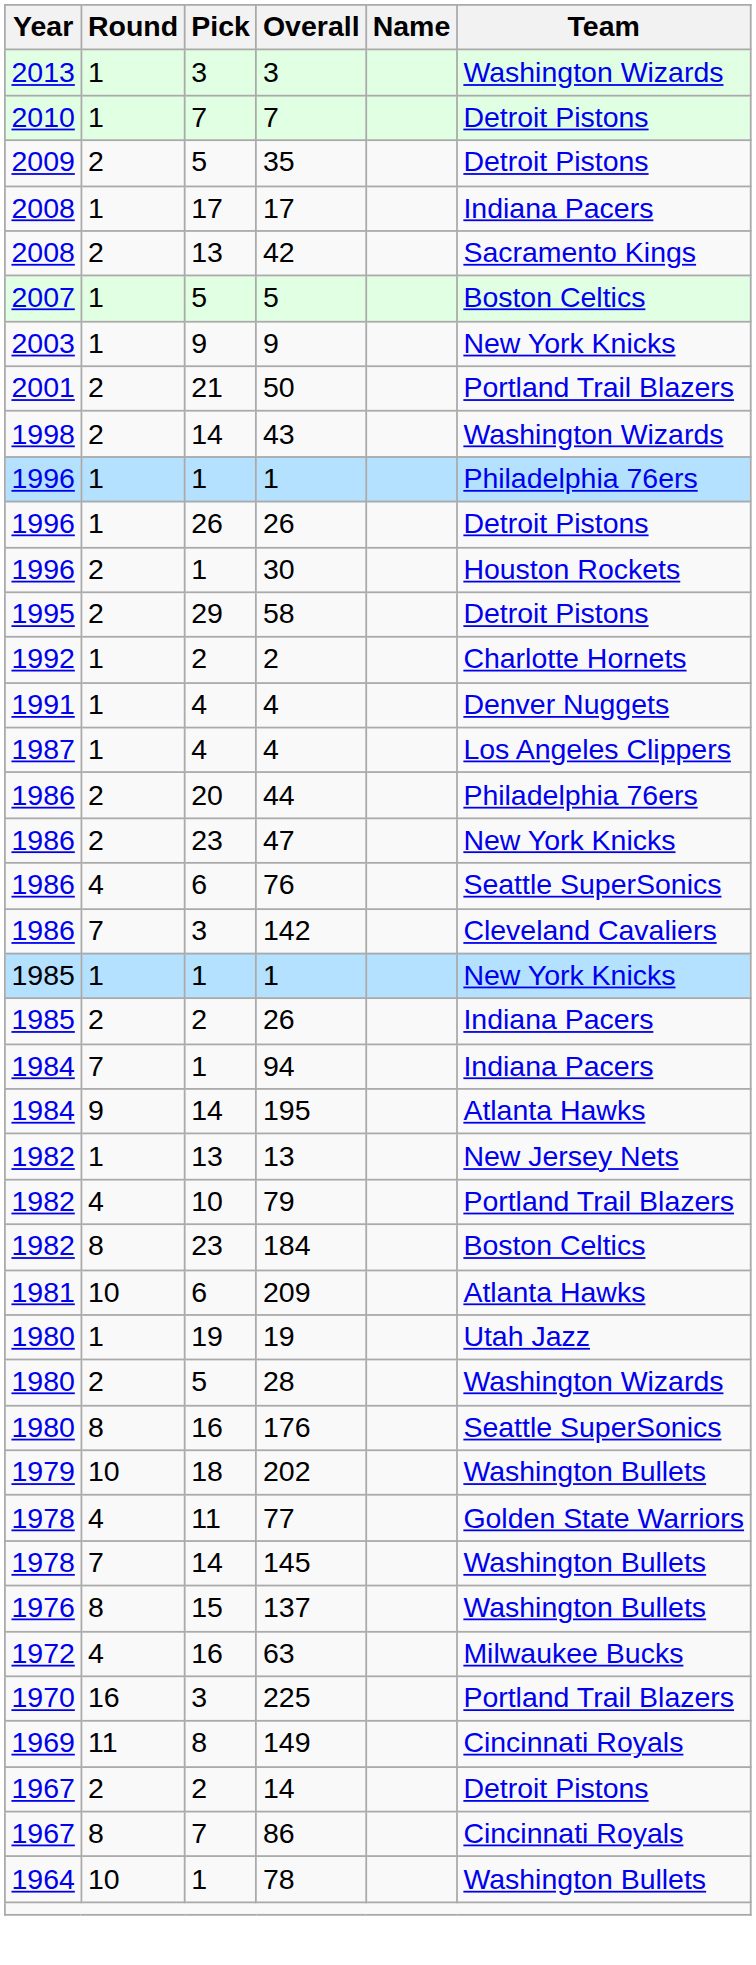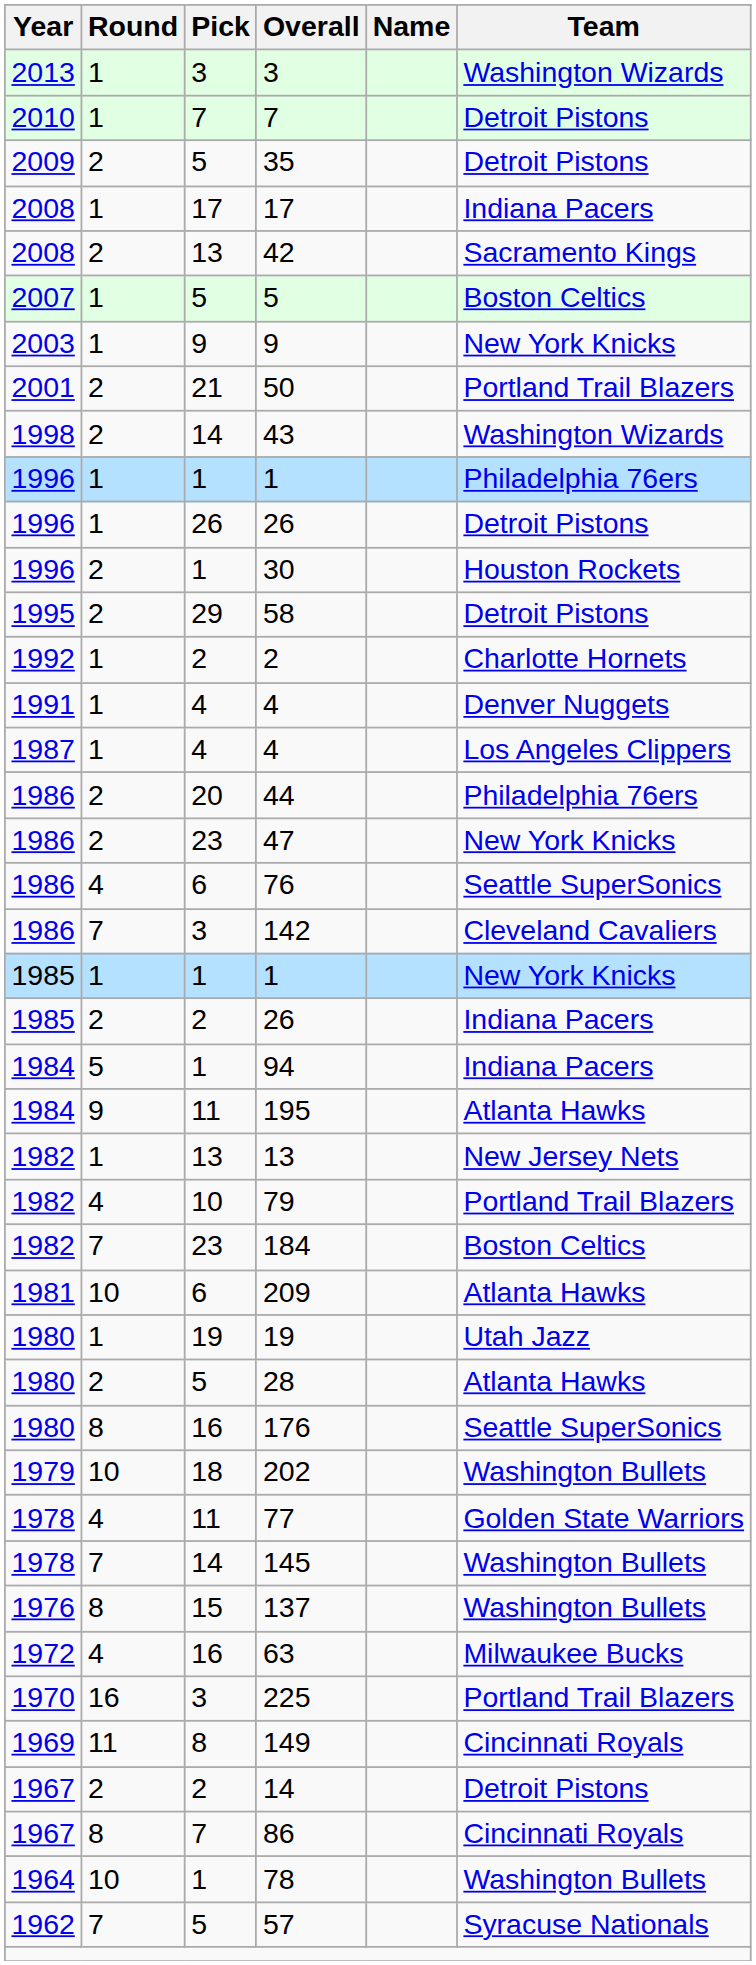(96, 1065) 7 -> (96, 1065) 5
(207, 1111) 14 -> (206, 1111) 11
(96, 1246) 8 -> (96, 1246) 7
(593, 1382) Washington Wizards -> (554, 1382) Atlanta Hawks
+ row: (43, 1924)
